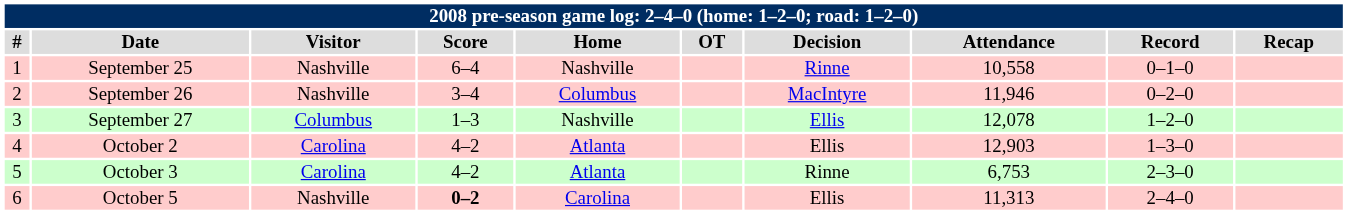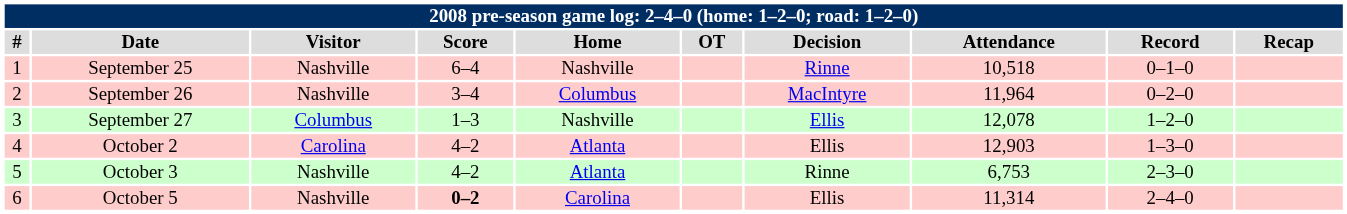(1009, 67) 10,558 -> (1009, 67) 10,518
(1009, 93) 11,946 -> (1009, 93) 11,964
(333, 171) Carolina -> (333, 171) Nashville
(1009, 197) 11,313 -> (1009, 197) 11,314
